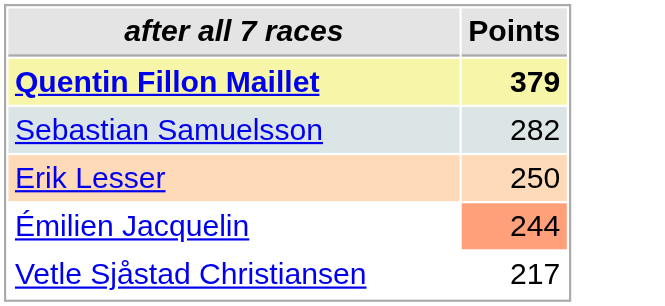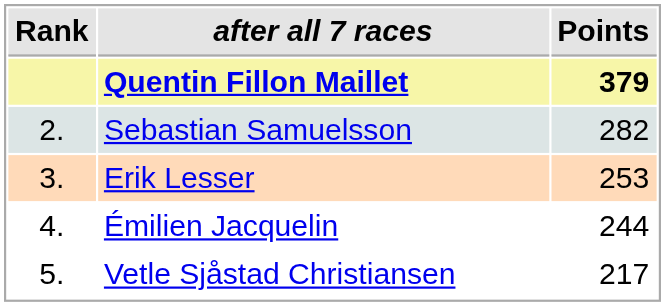+ column: (52, 31)
(535, 178) 250 -> (624, 178) 253
(535, 226) lightsalmon background -> (624, 226) no background
